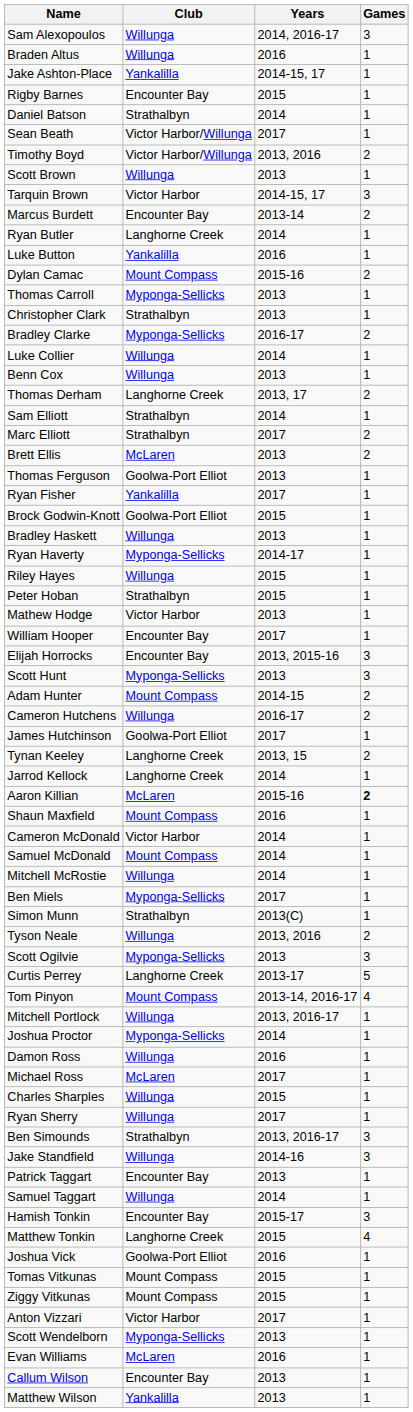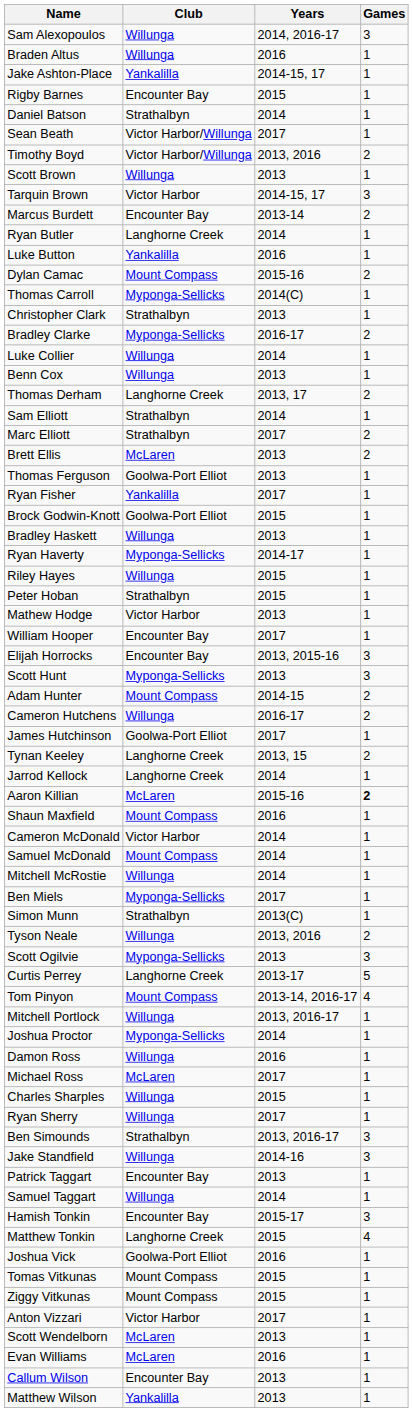(272, 295) 2013 -> (280, 295) 2014(C)
(175, 1337) Myponga-Sellicks -> (150, 1337) McLaren
